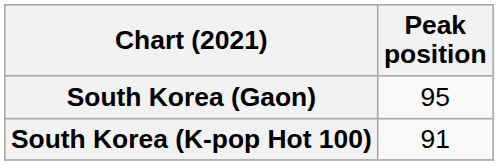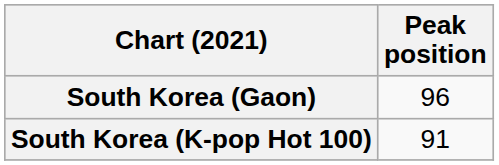(435, 97) 95 -> (435, 97) 96
